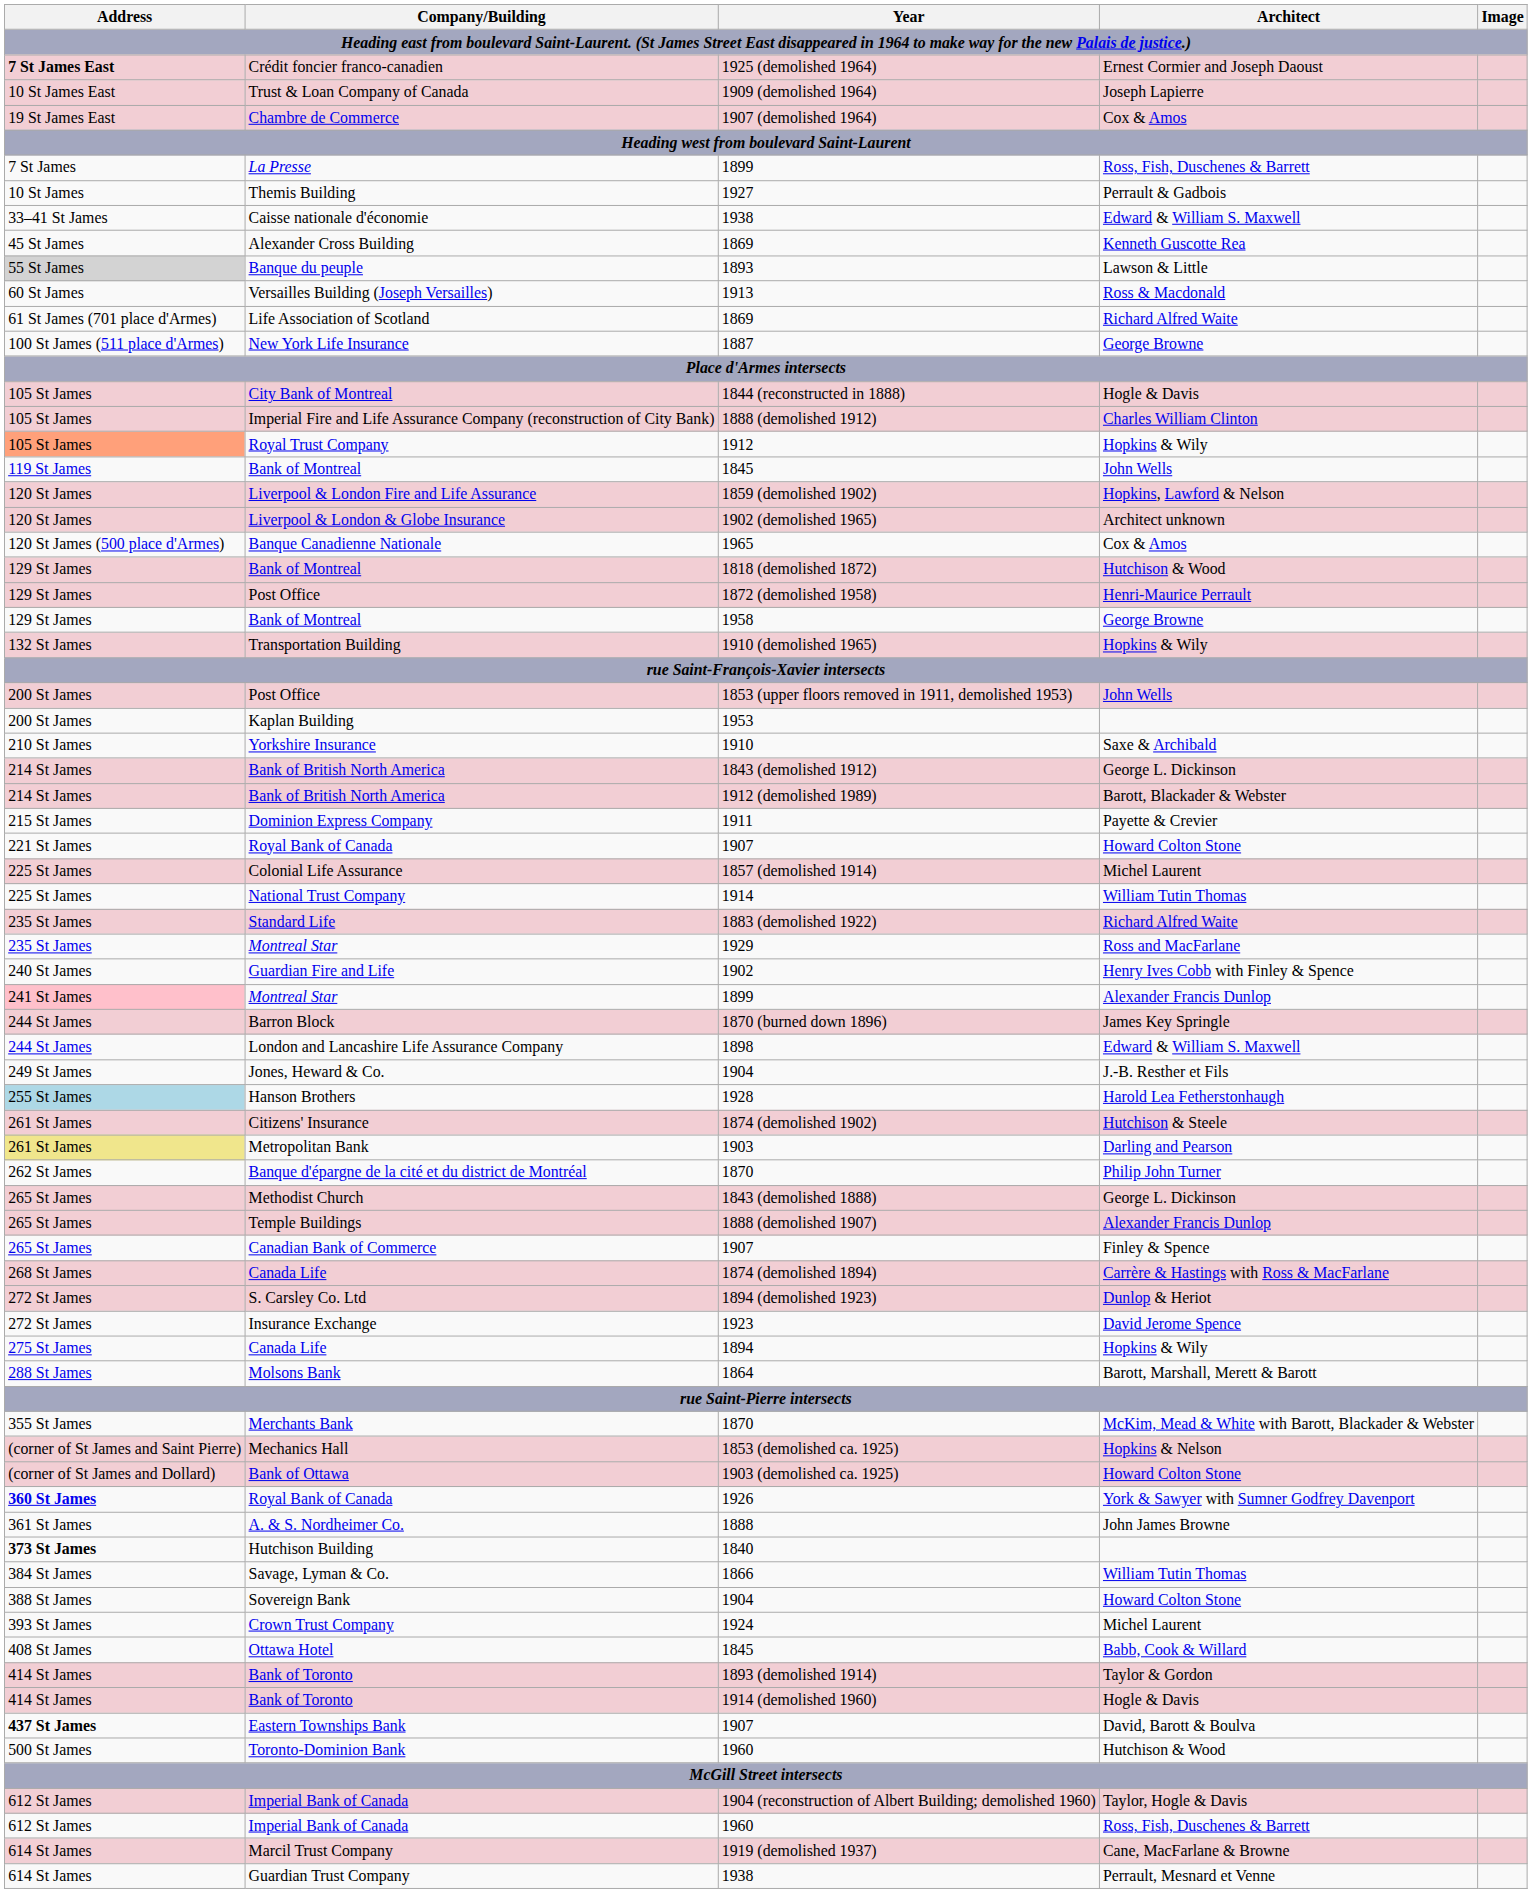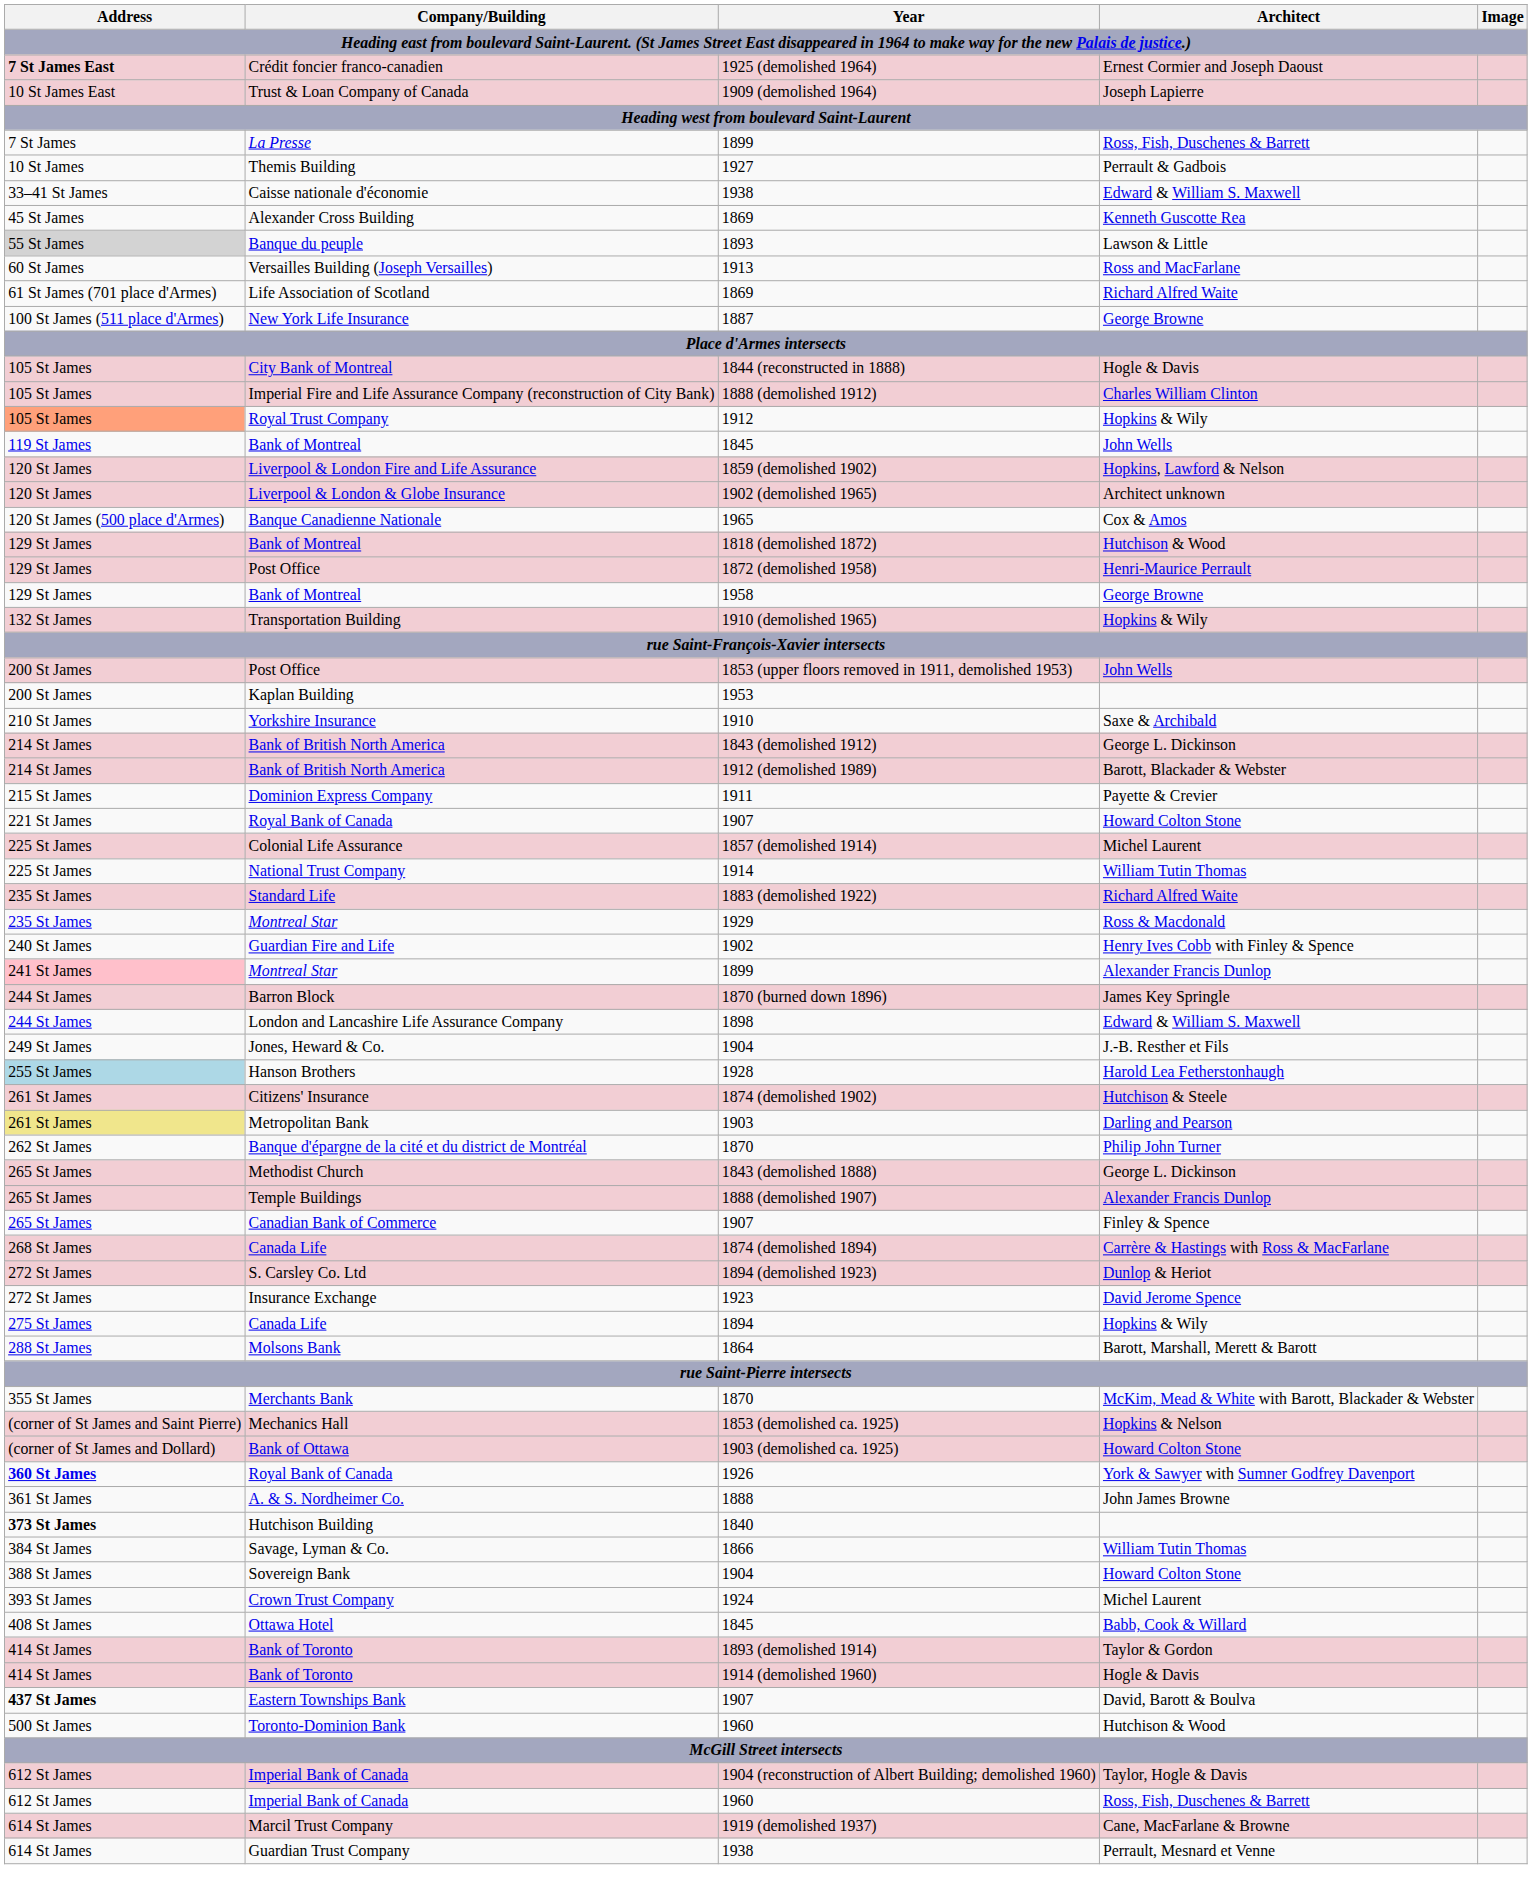- row: (324, 117)
(1164, 293) Ross & Macdonald -> (1172, 268) Ross and MacFarlane
(1172, 946) Ross and MacFarlane -> (1164, 921) Ross & Macdonald
